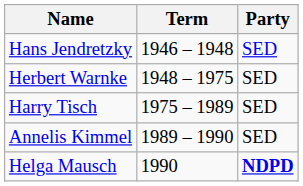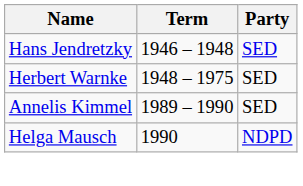- row: (53, 107)
(268, 166) bold -> (267, 136) normal
